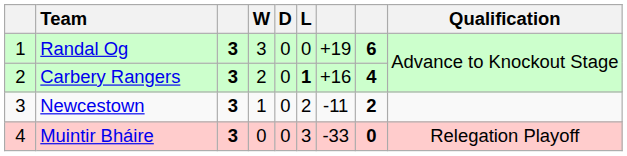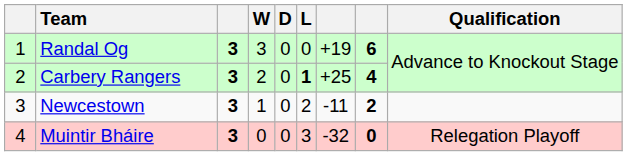(336, 77) +16 -> (336, 77) +25
(336, 135) -33 -> (336, 135) -32
